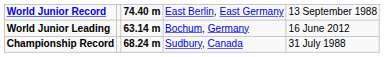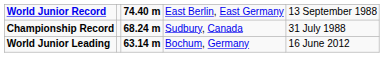rows swapped: (60, 44) <-> (58, 28)
